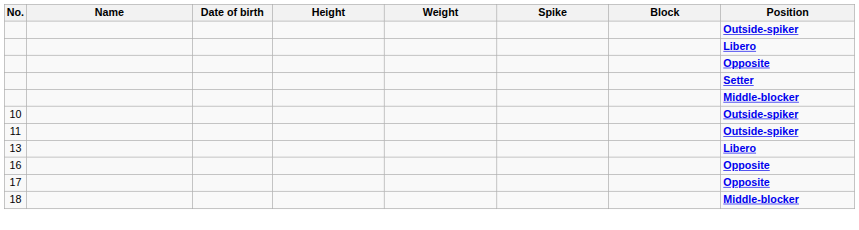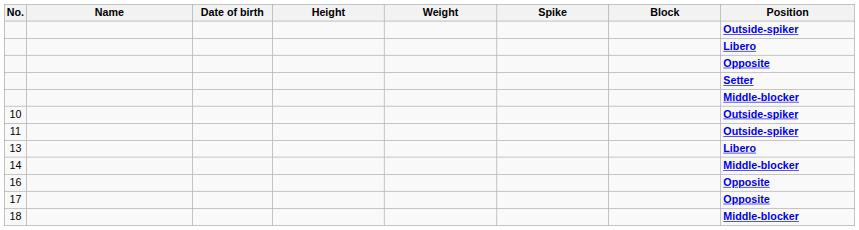+ row: (15, 166)
